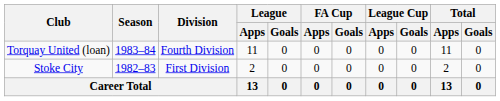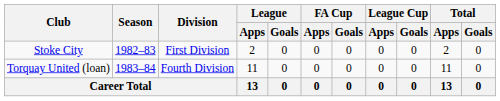rows swapped: (58, 68) <-> (58, 50)
